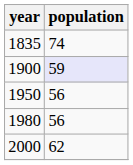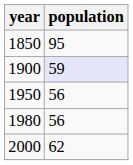- row: (25, 43)
+ row: (25, 43)
